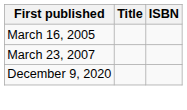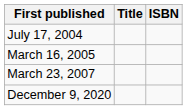+ row: (45, 34)
